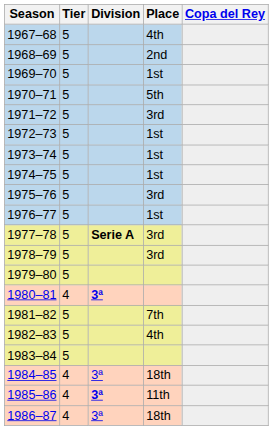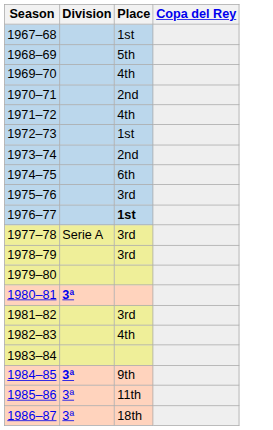- column: (74, 14)
(155, 34) 4th -> (126, 34) 1st
(157, 54) 2nd -> (126, 54) 5th
(155, 74) 1st -> (126, 74) 4th
(155, 94) 5th -> (128, 94) 2nd
(155, 114) 3rd -> (126, 114) 4th
(155, 154) 1st -> (128, 154) 2nd
(155, 174) 1st -> (126, 174) 6th
(155, 214) normal -> (126, 214) bold
(113, 235) bold -> (83, 235) normal
(155, 315) 7th -> (126, 315) 3rd
(97, 375) normal -> (68, 375) bold
(158, 375) 18th -> (126, 375) 9th
(97, 395) bold -> (68, 395) normal
